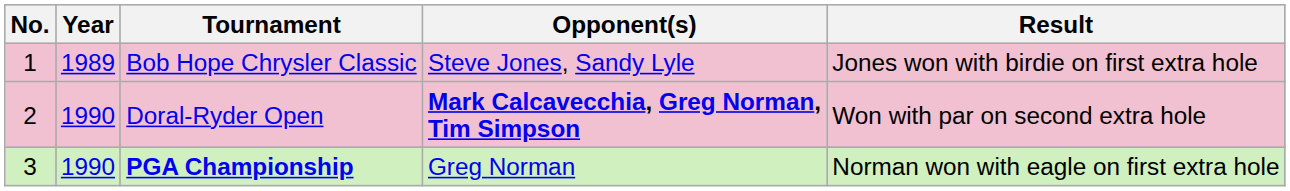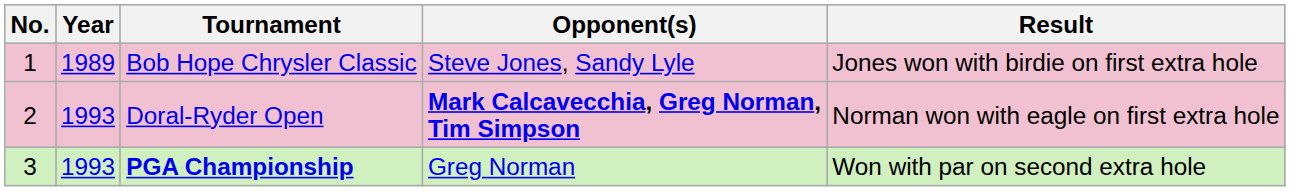(88, 115) 1990 -> (88, 115) 1993
(1019, 115) Won with par on second extra hole -> (1056, 115) Norman won with eagle on first extra hole
(88, 167) 1990 -> (88, 167) 1993
(1056, 167) Norman won with eagle on first extra hole -> (1019, 167) Won with par on second extra hole
